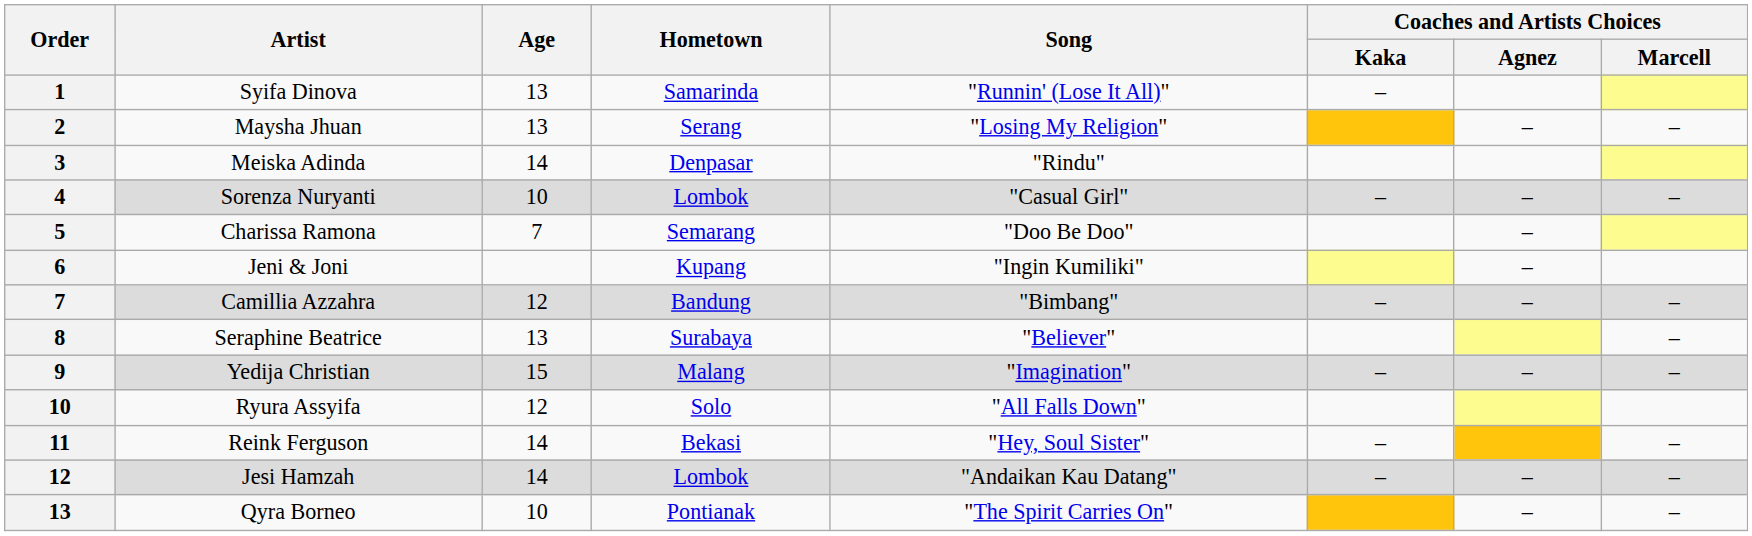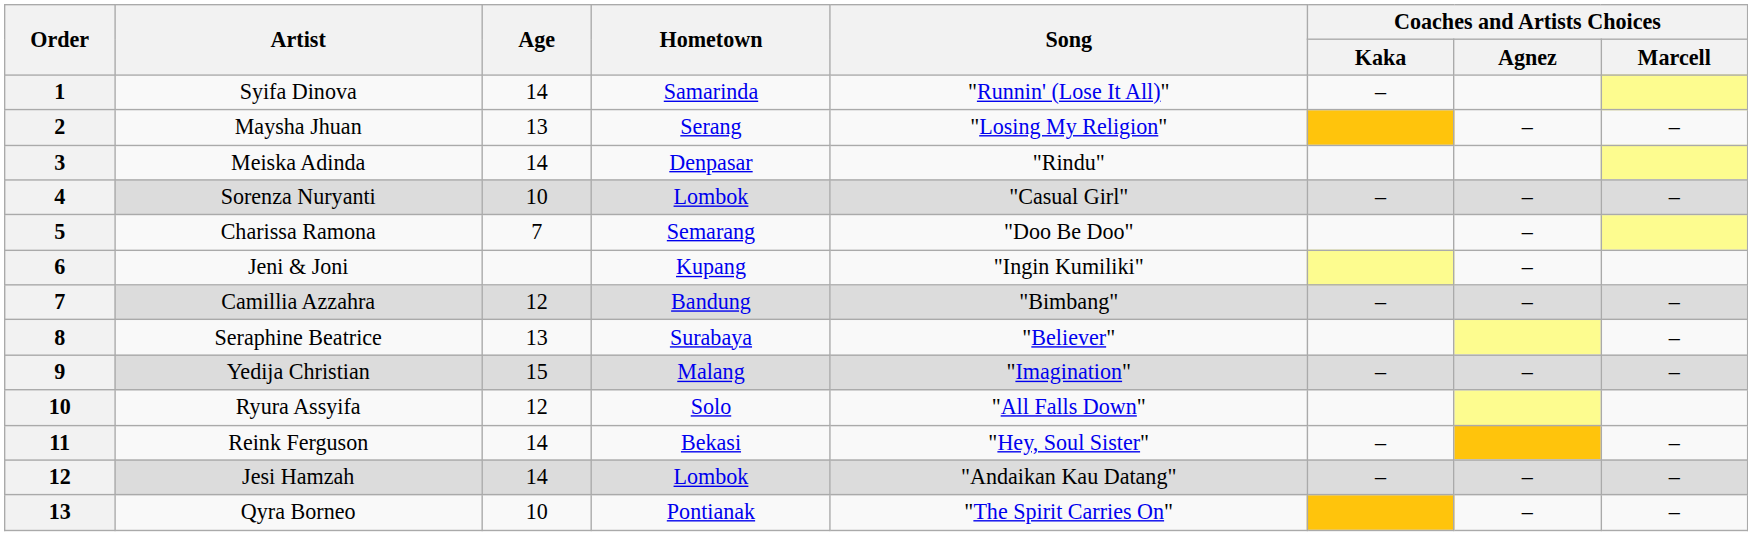(537, 92) 13 -> (537, 92) 14
